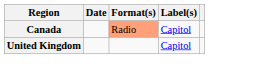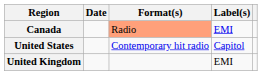(176, 29) Capitol -> (223, 29) EMI
+ row: (44, 45)
(176, 45) Capitol -> (223, 62) EMI
